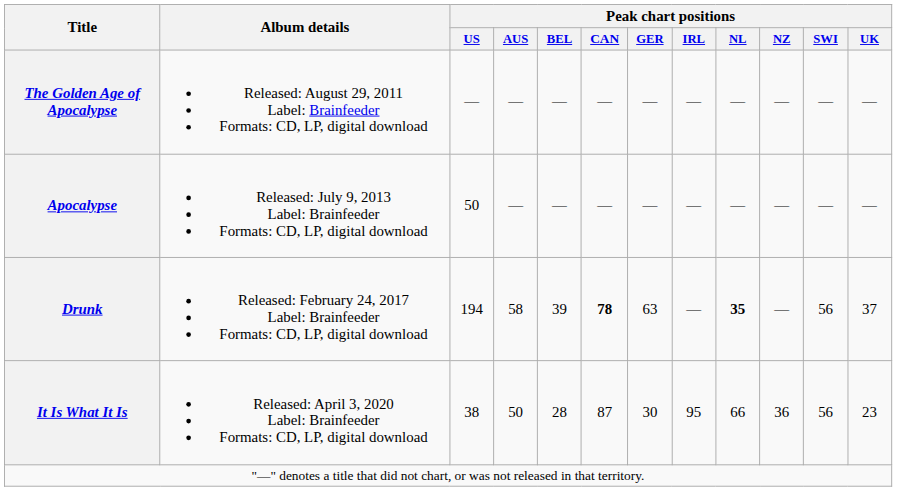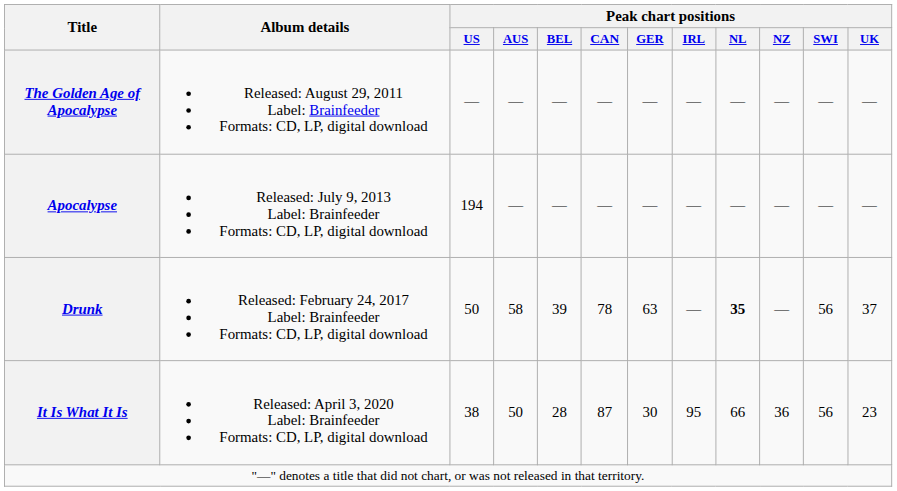(472, 205) 50 -> (472, 205) 194
(472, 309) 194 -> (472, 309) 50
(605, 309) bold -> (605, 309) normal
